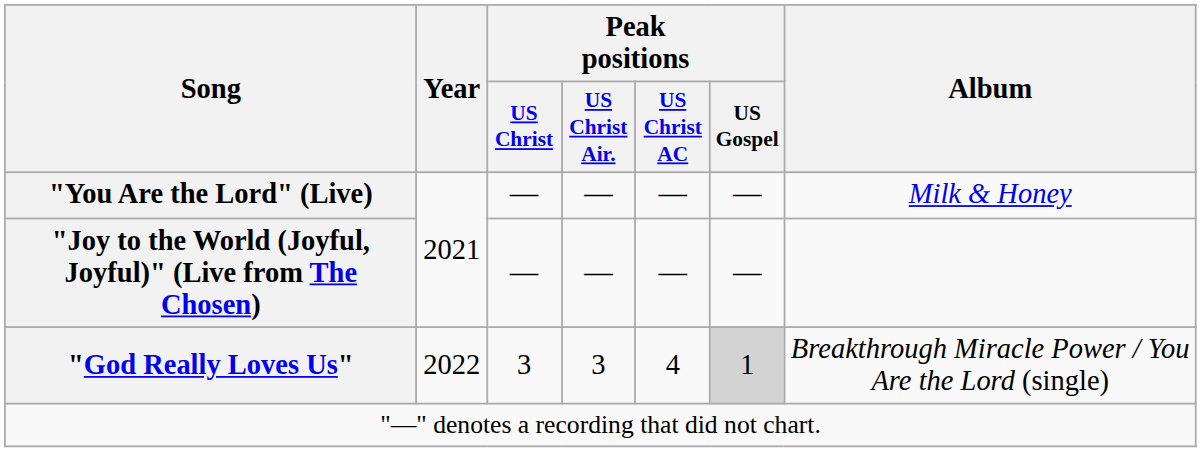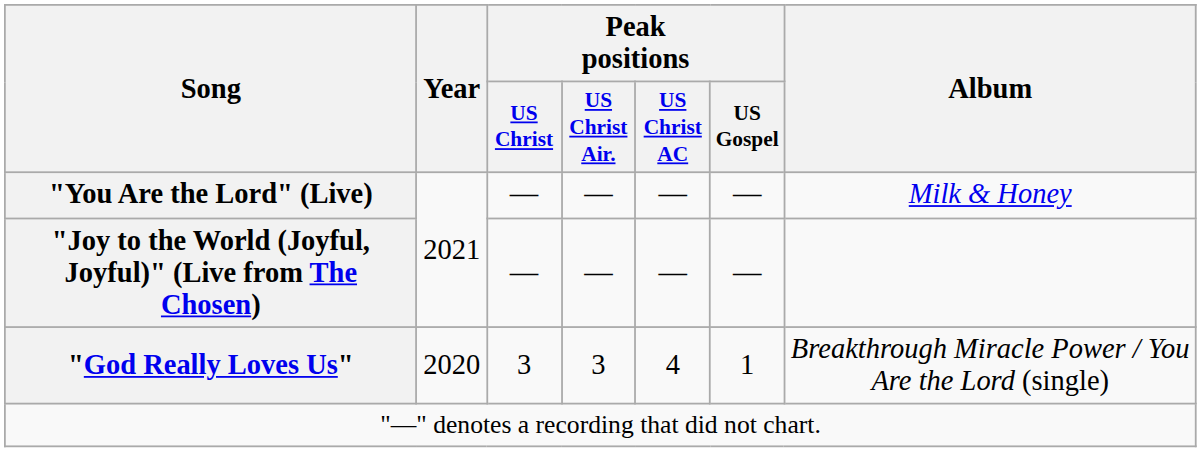(452, 365) 2022 -> (452, 365) 2020
(747, 365) lightgrey background -> (747, 365) no background
